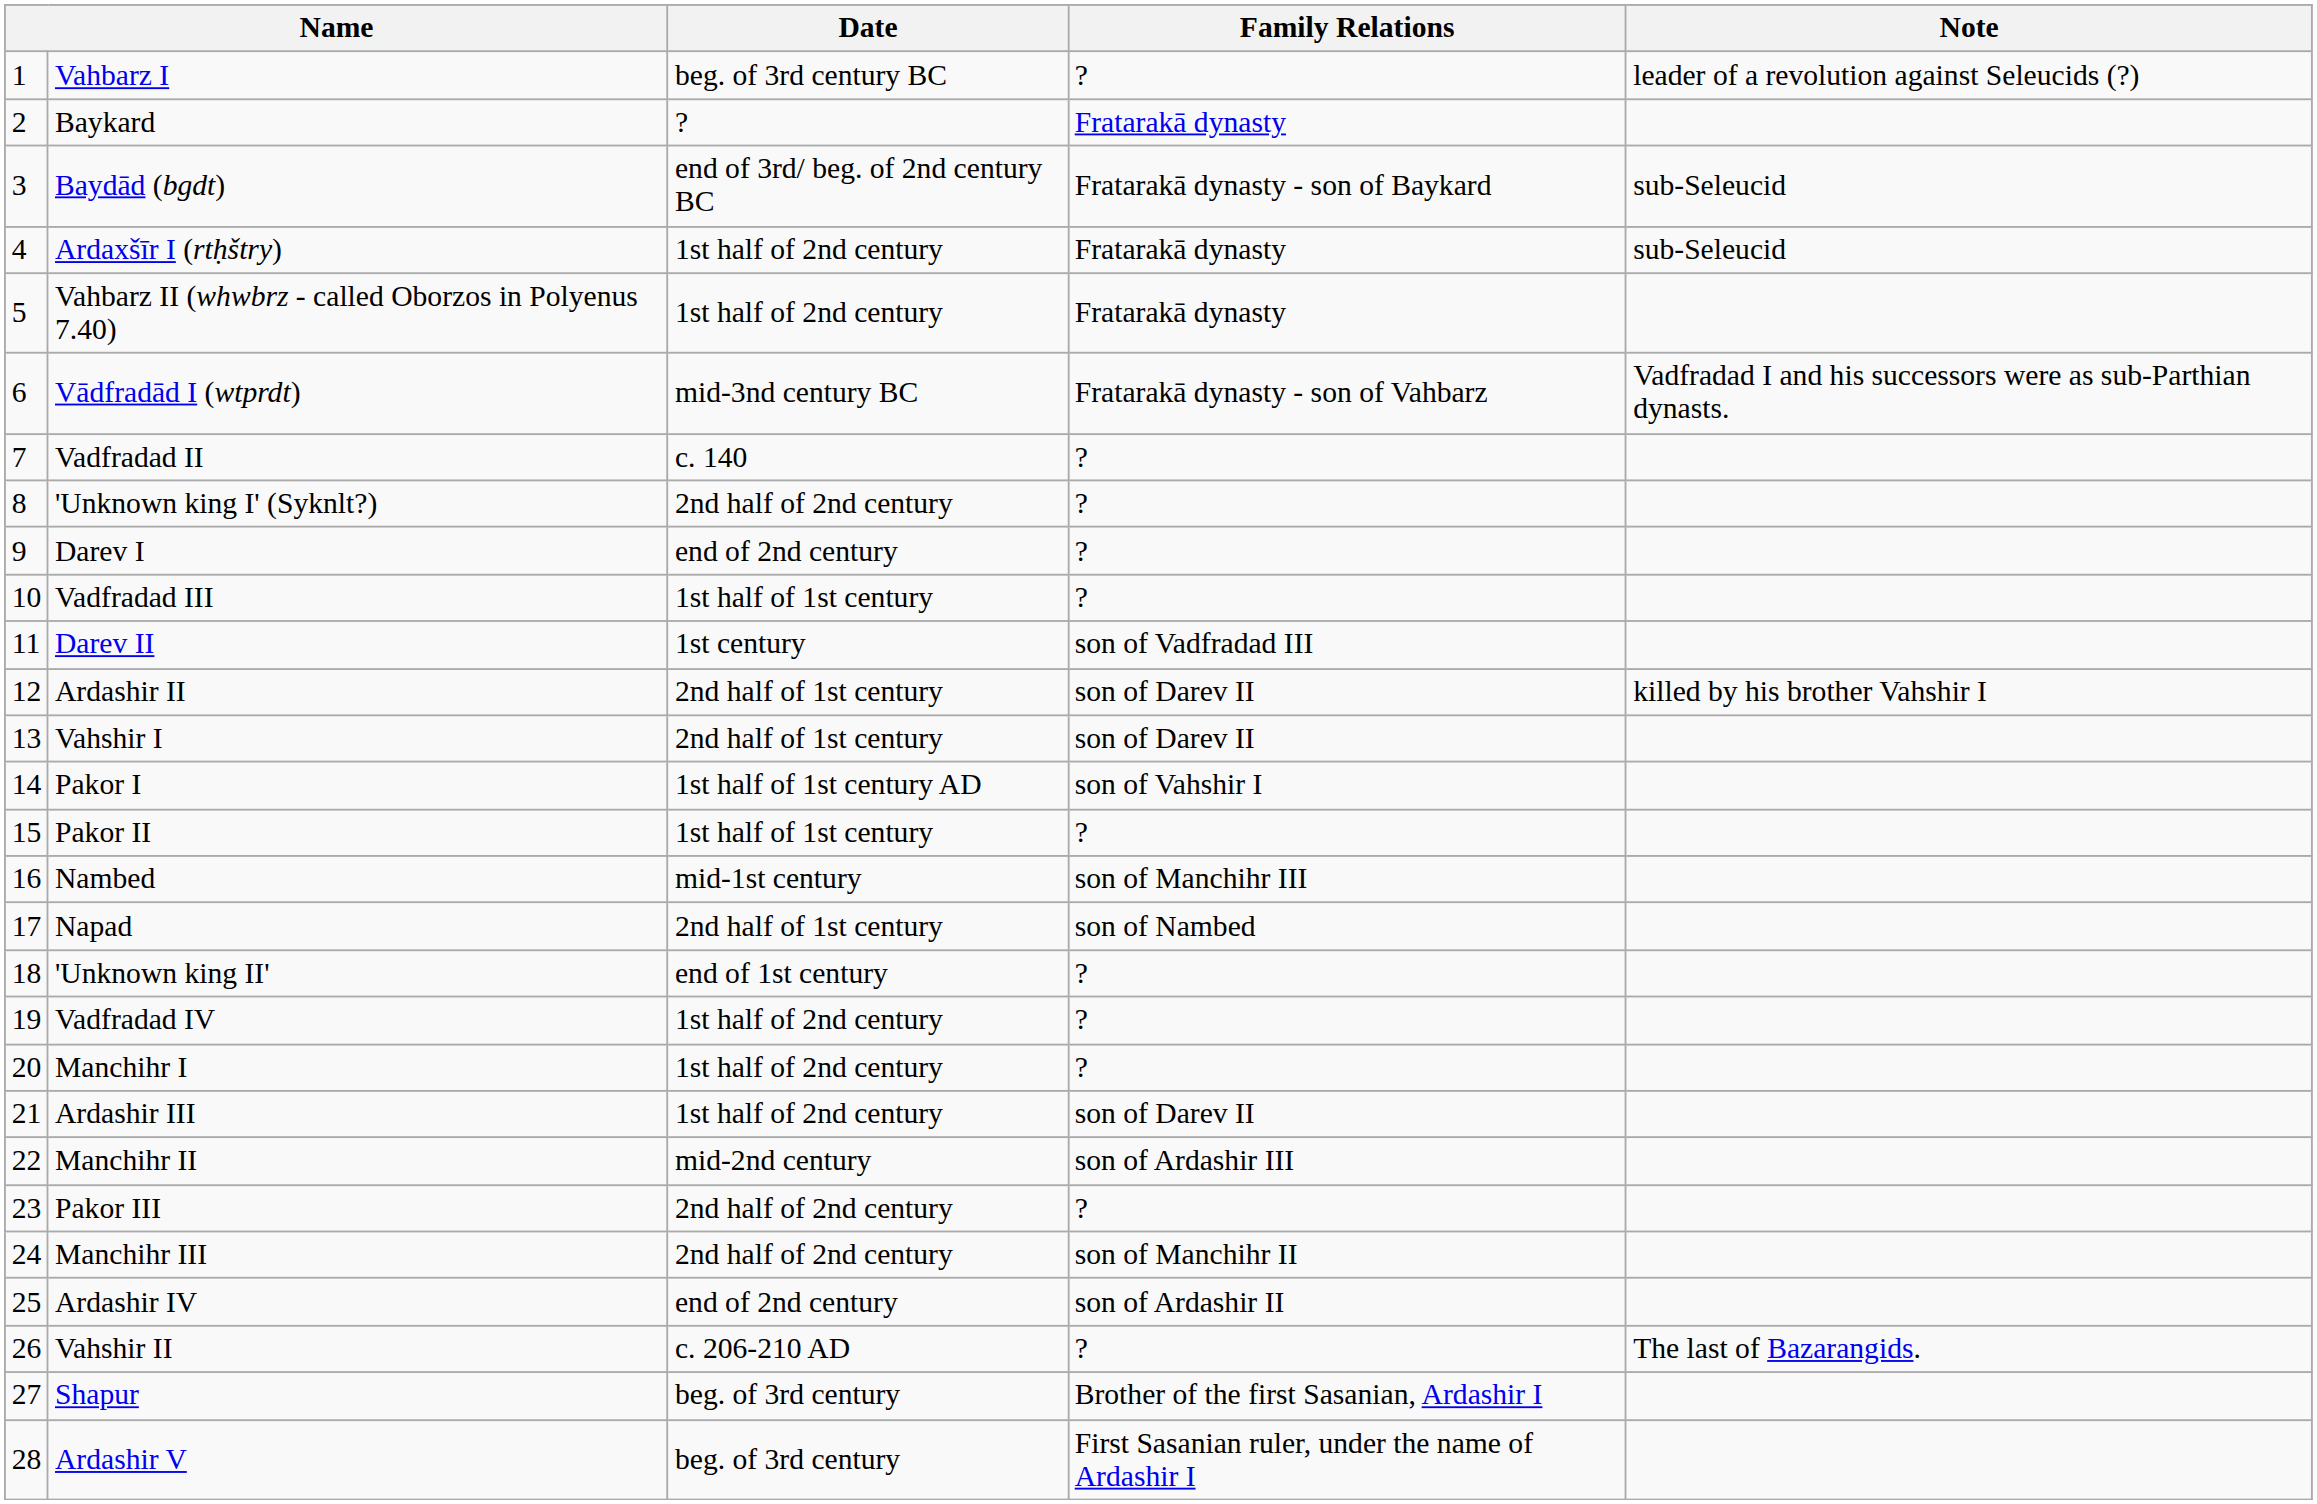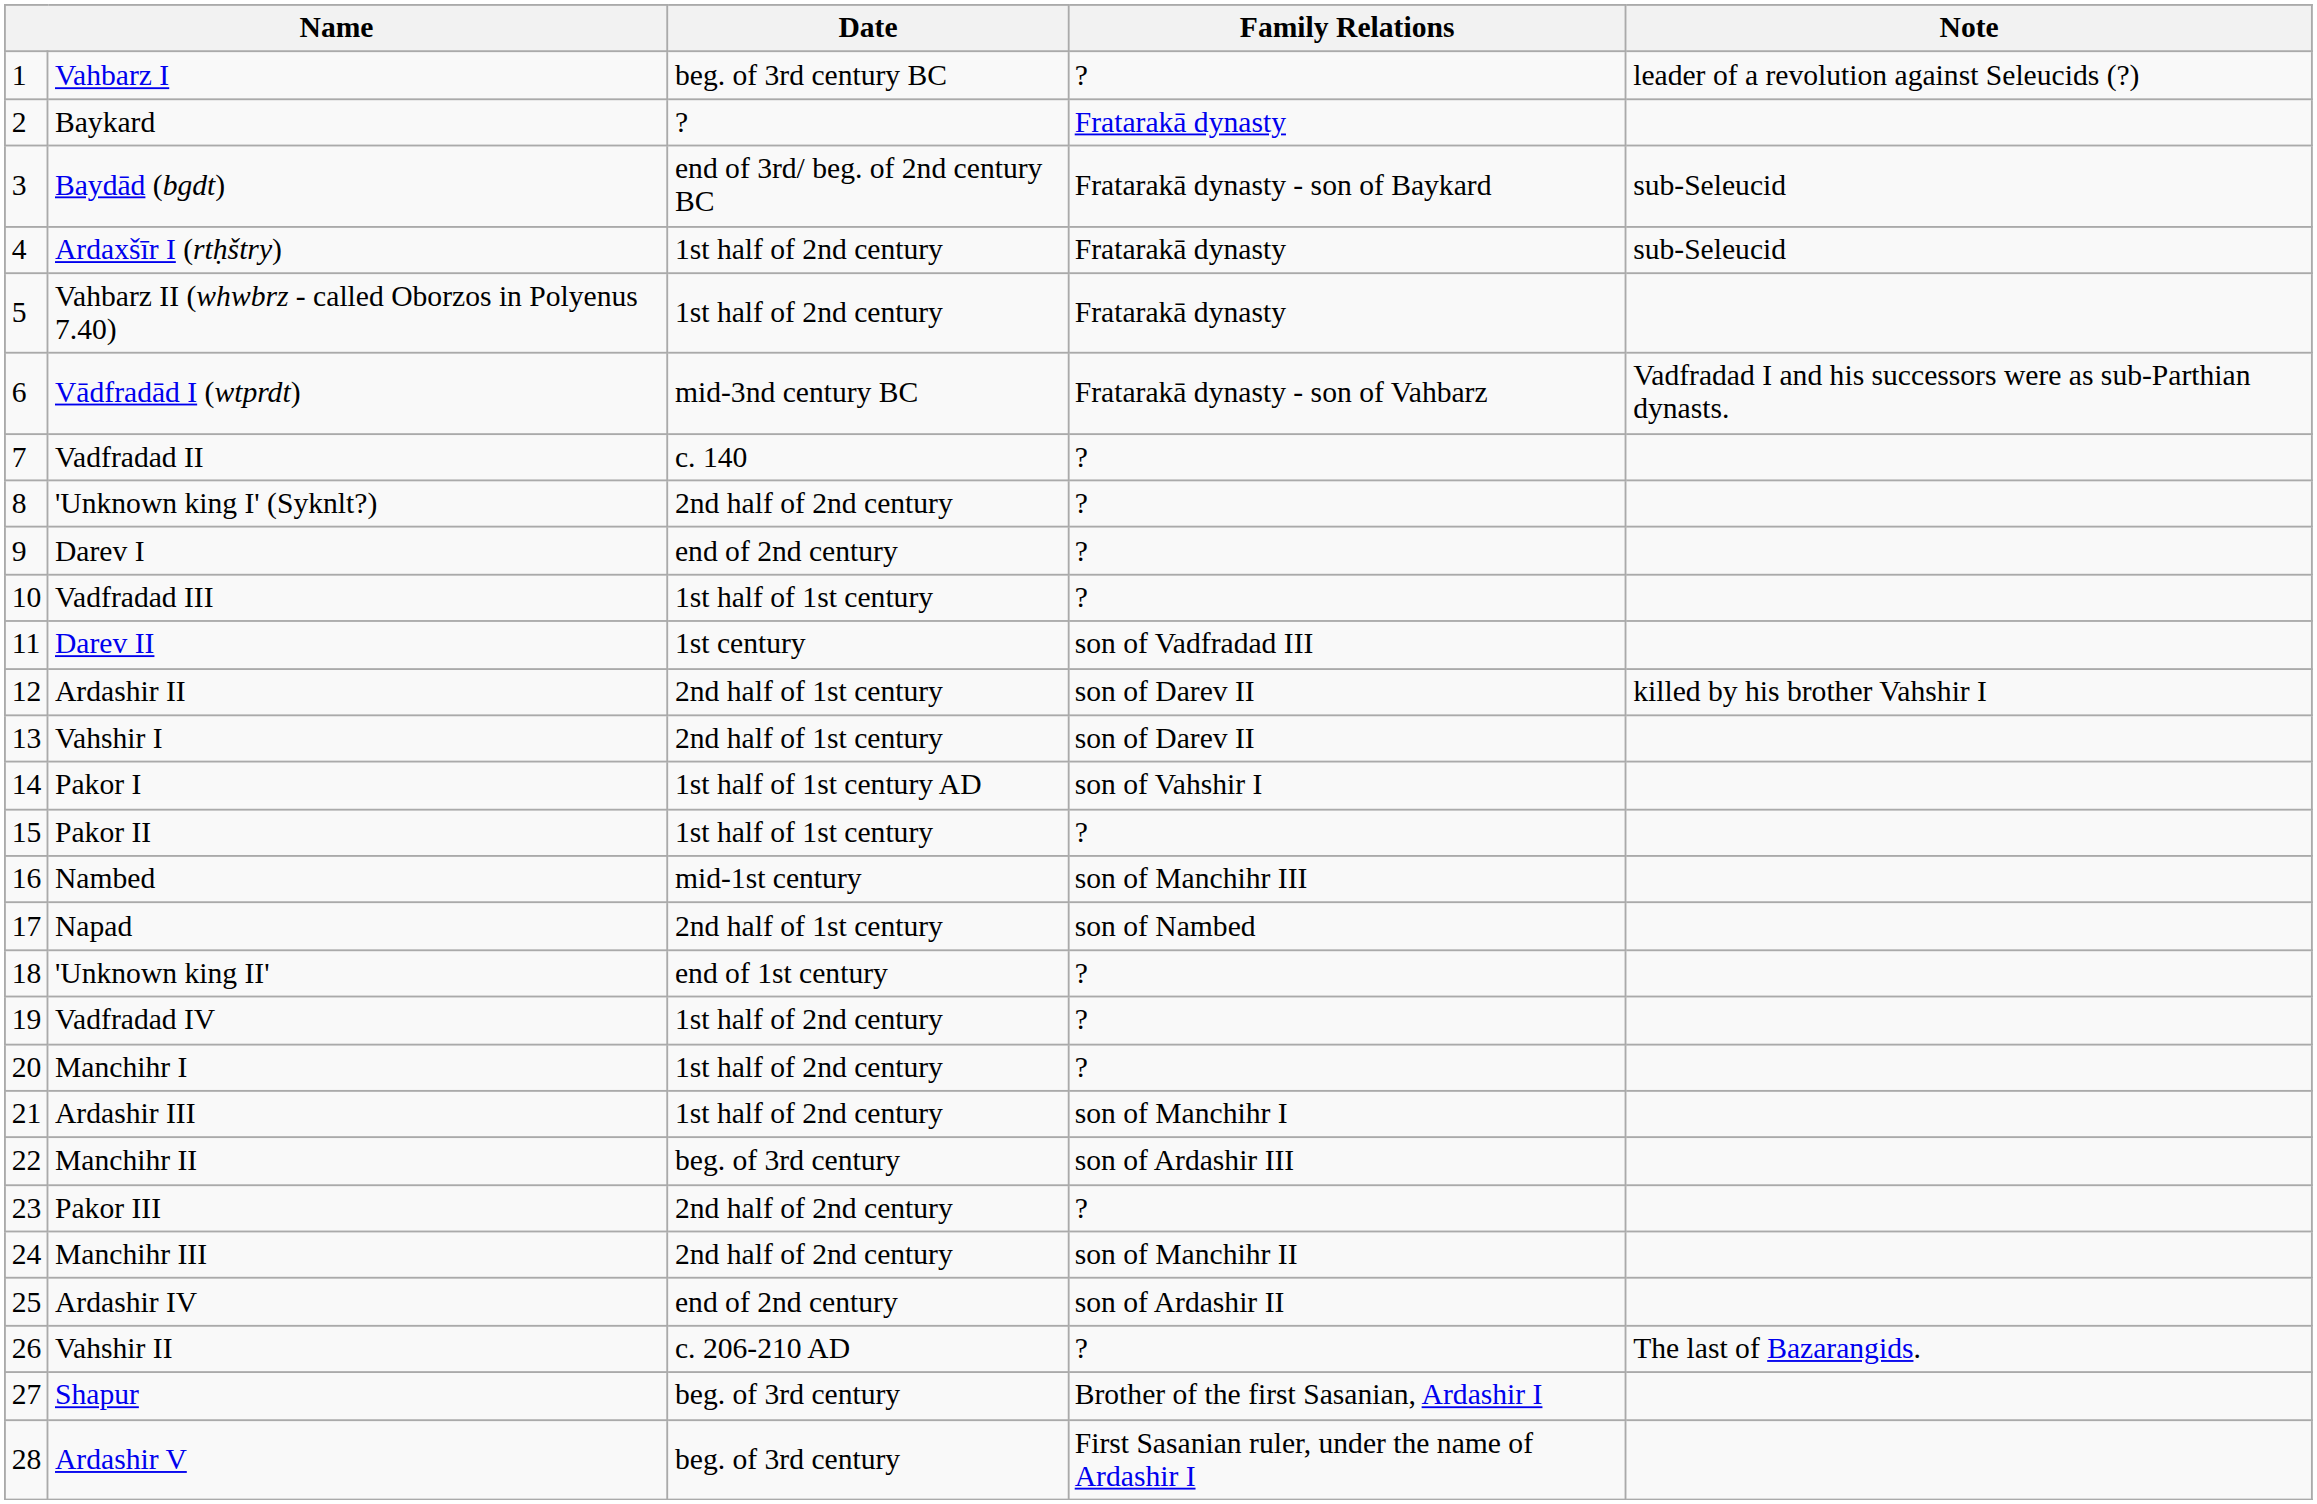(1165, 1113) son of Darev II -> (1181, 1113) son of Manchihr I
(773, 1160) mid-2nd century -> (788, 1160) beg. of 3rd century
